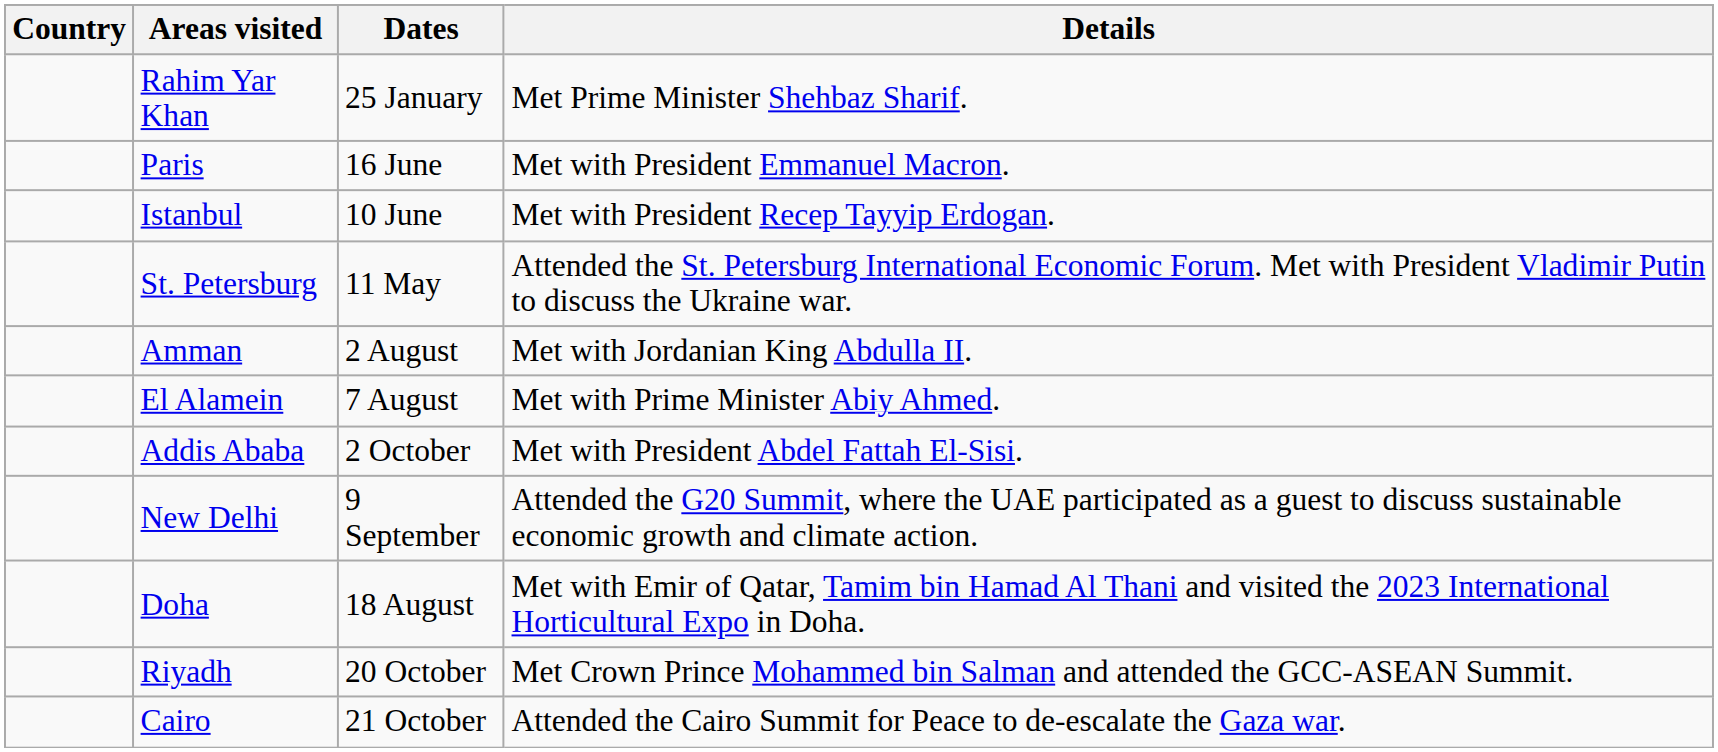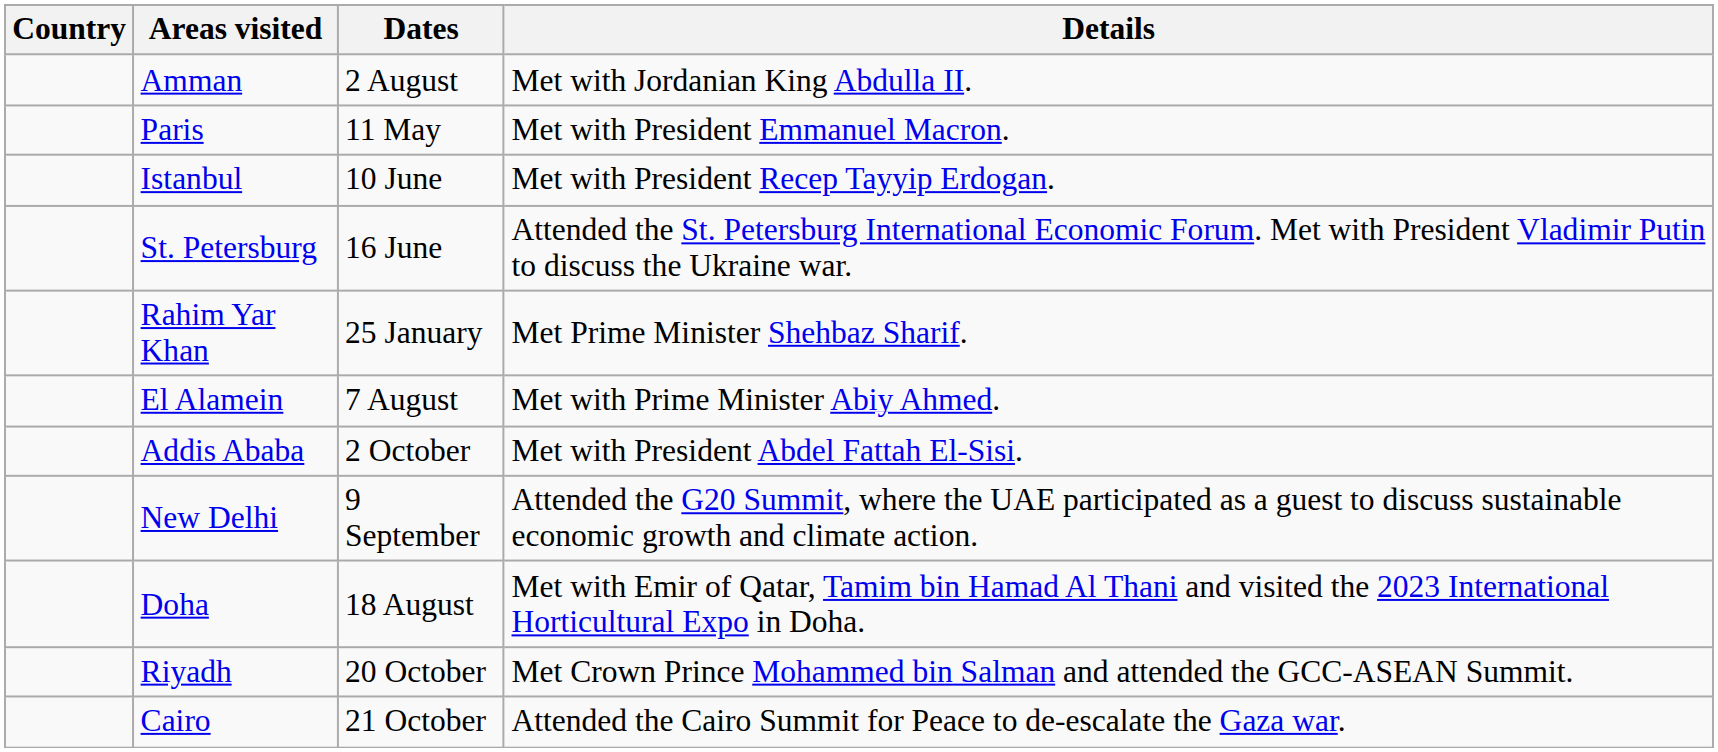rows swapped: (208, 97) <-> (191, 350)
(394, 164) 16 June -> (393, 129) 11 May
(393, 282) 11 May -> (394, 247) 16 June
